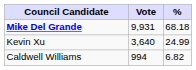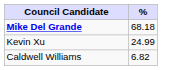- column: (146, 12)
